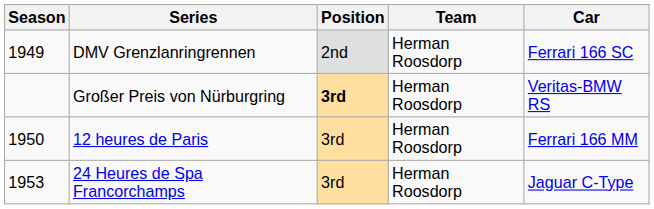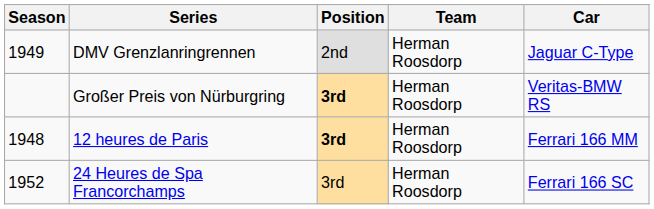(581, 52) Ferrari 166 SC -> (581, 52) Jaguar C-Type
(26, 139) 1950 -> (26, 139) 1948
(333, 139) normal -> (334, 139) bold
(26, 183) 1953 -> (26, 183) 1952
(581, 183) Jaguar C-Type -> (581, 183) Ferrari 166 SC
